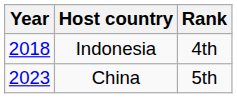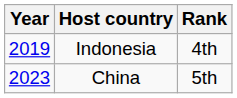(30, 48) 2018 -> (30, 48) 2019
